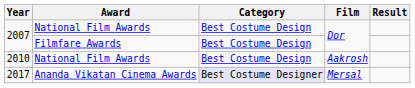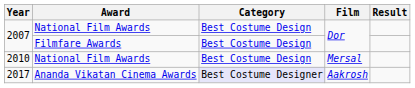(348, 59) Aakrosh -> (345, 59) Mersal
(345, 75) Mersal -> (348, 75) Aakrosh
